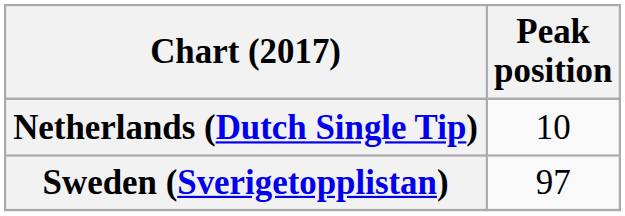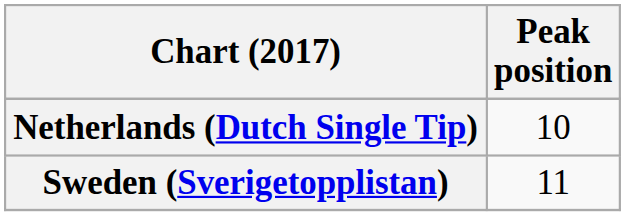(553, 182) 97 -> (553, 182) 11
